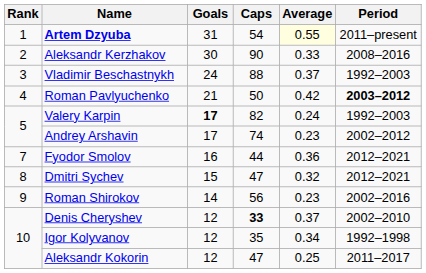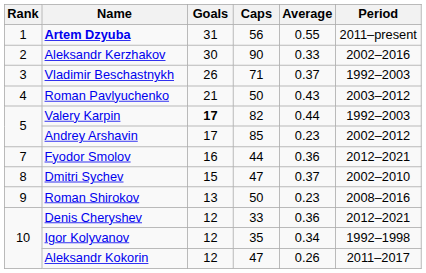(256, 34) 54 -> (256, 34) 56
(307, 34) lightyellow background -> (307, 34) no background
(378, 55) 2008–2016 -> (378, 55) 2002–2016
(210, 75) 24 -> (210, 75) 26
(256, 75) 88 -> (256, 75) 71
(307, 95) 0.42 -> (307, 95) 0.43
(378, 95) bold -> (378, 95) normal
(307, 116) 0.24 -> (307, 116) 0.44
(256, 136) 74 -> (256, 136) 85
(307, 177) 0.32 -> (307, 177) 0.37
(378, 177) 2012–2021 -> (378, 177) 2002–2010
(210, 197) 14 -> (210, 197) 13
(256, 197) 56 -> (256, 197) 50
(378, 197) 2002–2016 -> (378, 197) 2008–2016
(256, 217) bold -> (256, 217) normal
(307, 217) 0.37 -> (307, 217) 0.36
(378, 217) 2002–2010 -> (378, 217) 2012–2021
(307, 258) 0.25 -> (307, 258) 0.26
